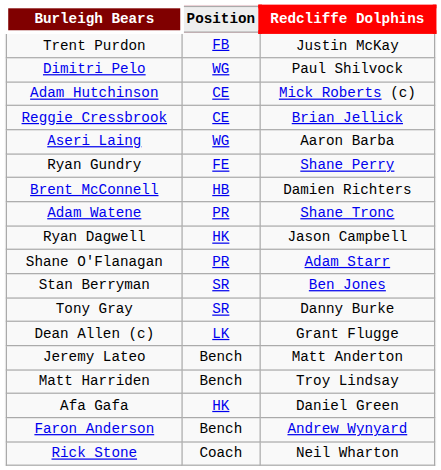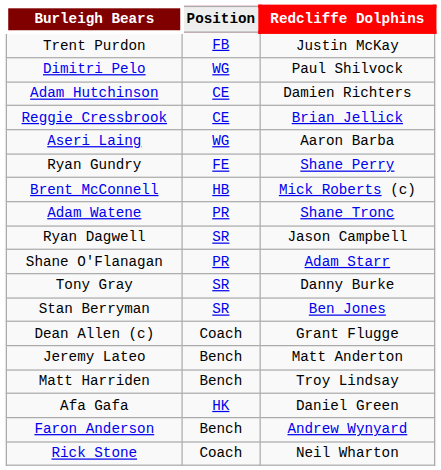(347, 94) Mick Roberts (c) -> (347, 94) Damien Richters
(347, 190) Damien Richters -> (347, 190) Mick Roberts (c)
(221, 238) HK -> (221, 238) SR
rows swapped: (94, 286) <-> (94, 310)
(221, 333) LK -> (221, 333) Coach
